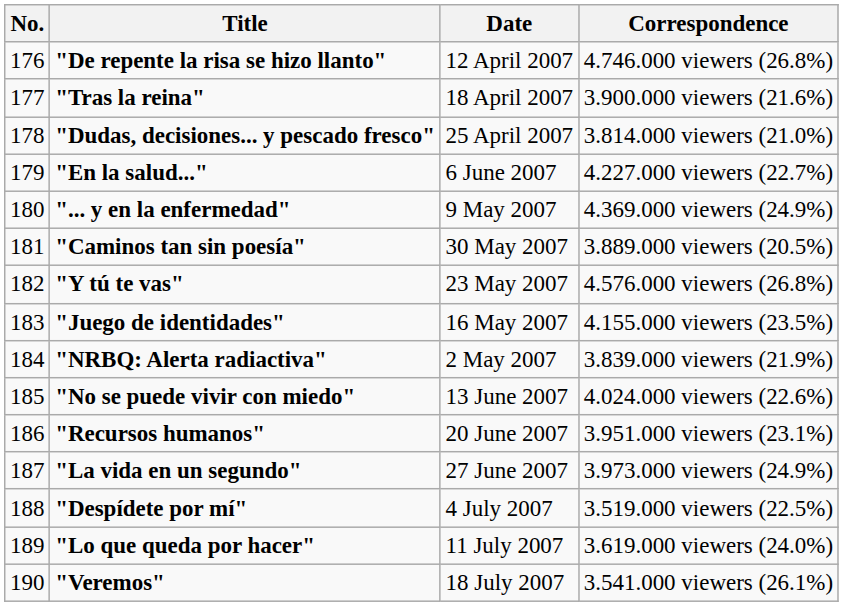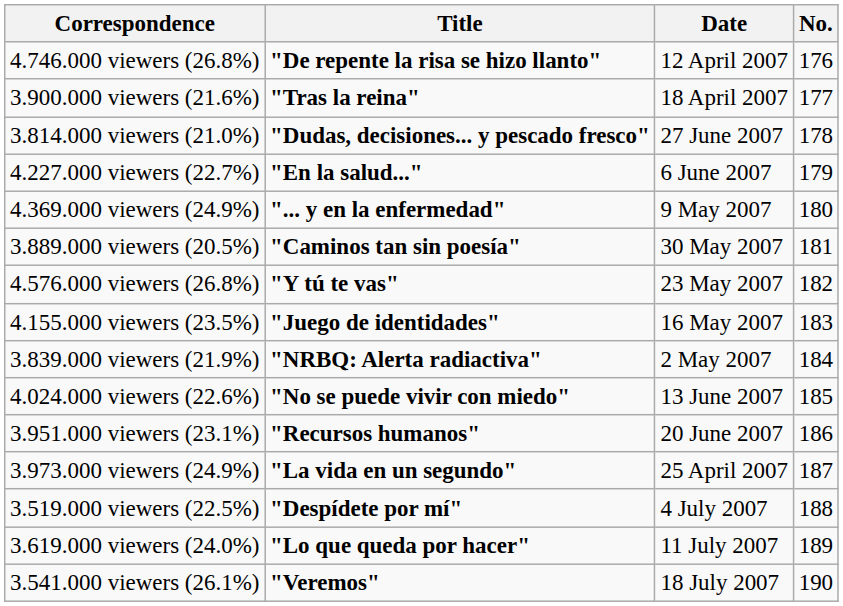columns swapped: (27, 22) <-> (708, 22)
(509, 134) 25 April 2007 -> (722, 134) 27 June 2007
(507, 469) 27 June 2007 -> (724, 469) 25 April 2007
